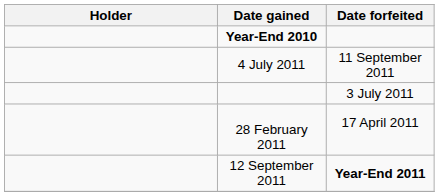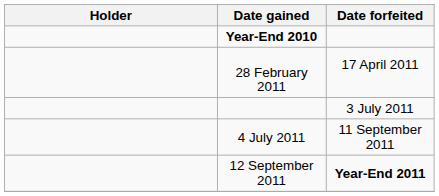rows swapped: (271, 137) <-> (271, 65)
